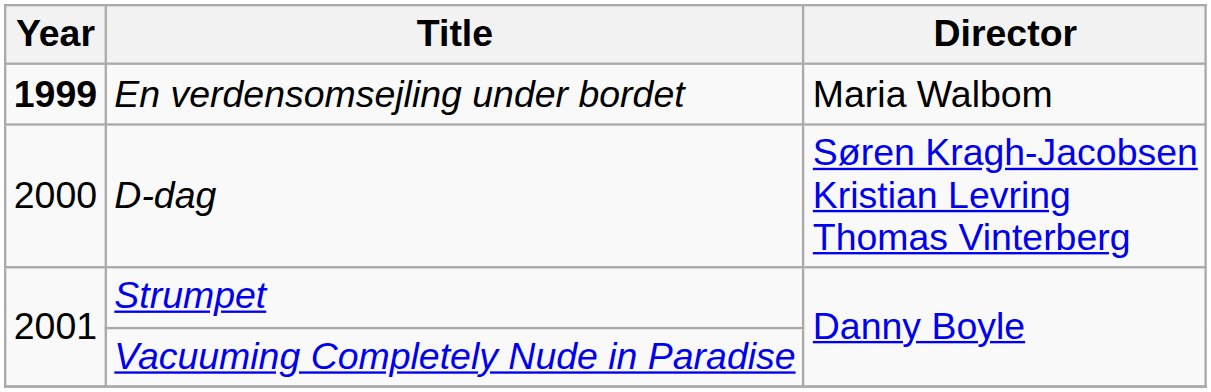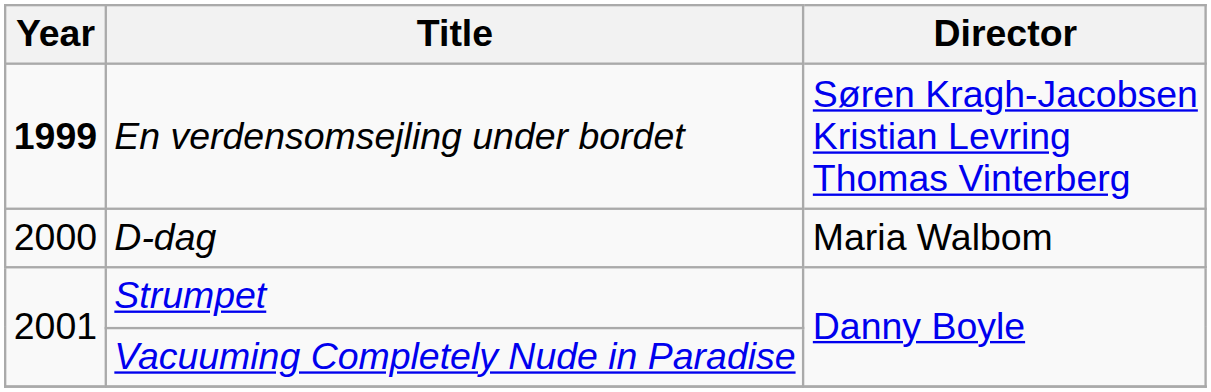(933, 93) Maria Walbom -> (1005, 135) Søren Kragh-Jacobsen Kristian Levring Thomas Vinterberg
(1005, 195) Søren Kragh-Jacobsen Kristian Levring Thomas Vinterberg -> (933, 237) Maria Walbom
